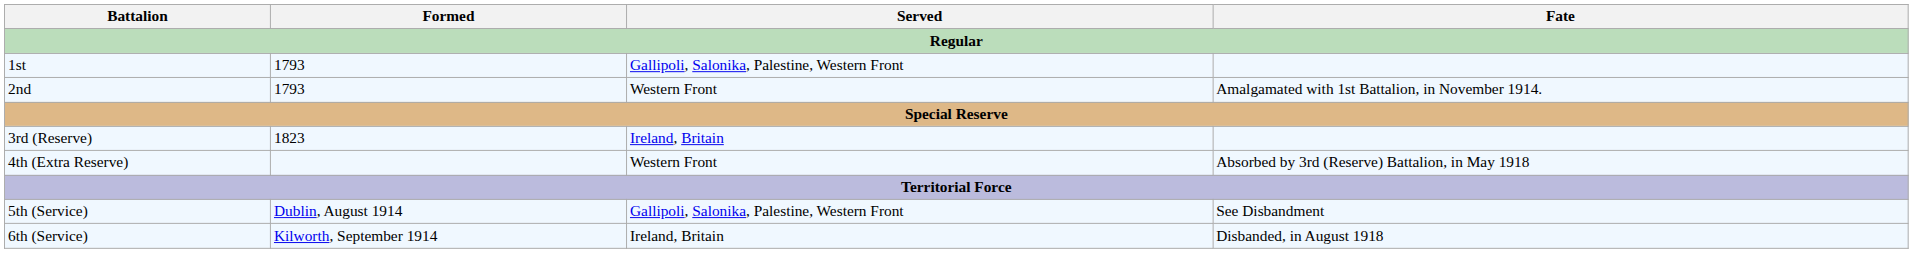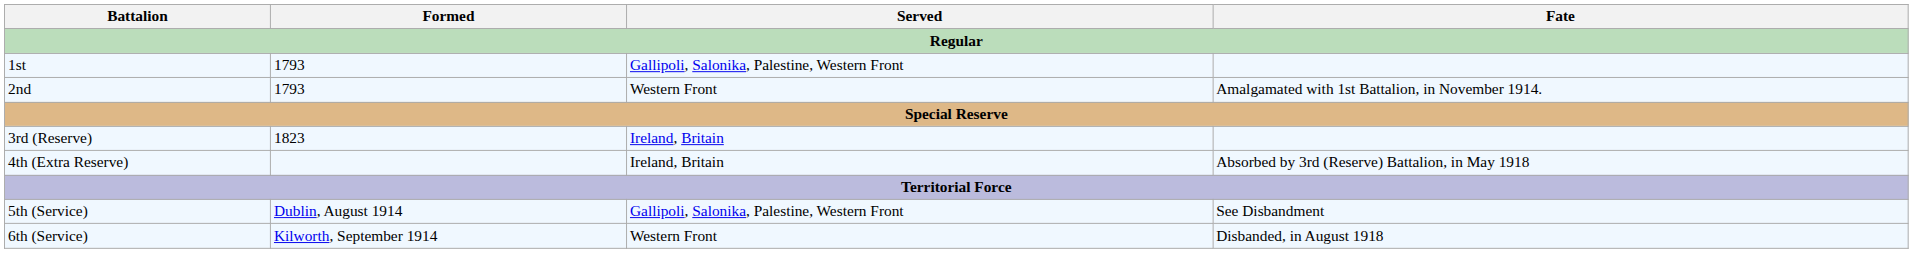(674, 162) Western Front -> (677, 162) Ireland, Britain
(677, 235) Ireland, Britain -> (674, 235) Western Front
